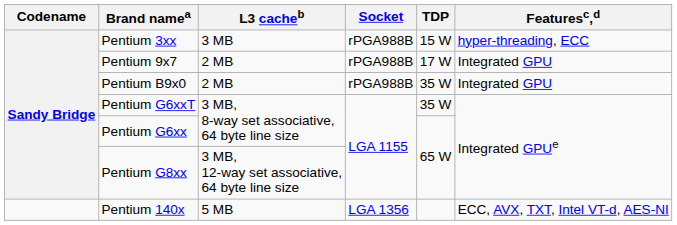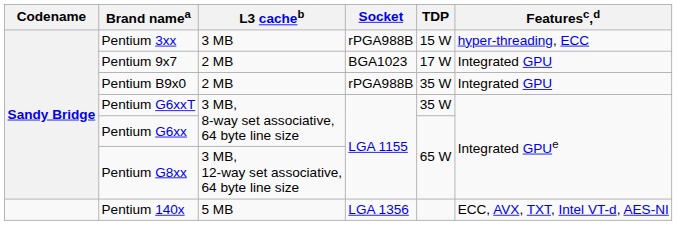(381, 62) rPGA988B -> (378, 62) BGA1023
